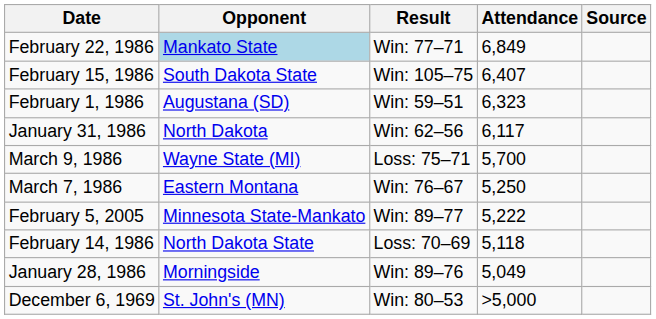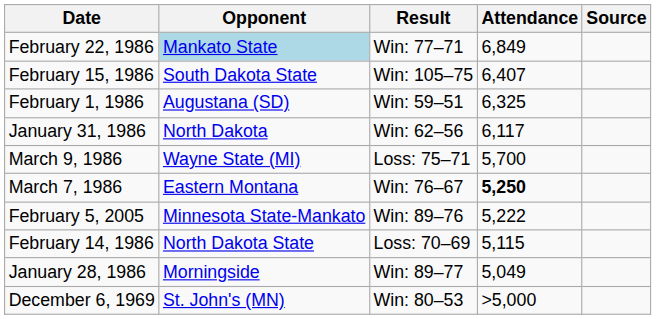(504, 103) 6,323 -> (504, 103) 6,325
(504, 187) normal -> (504, 187) bold
(418, 215) Win: 89–77 -> (418, 215) Win: 89–76
(503, 243) 5,118 -> (503, 243) 5,115
(418, 272) Win: 89–76 -> (418, 272) Win: 89–77
